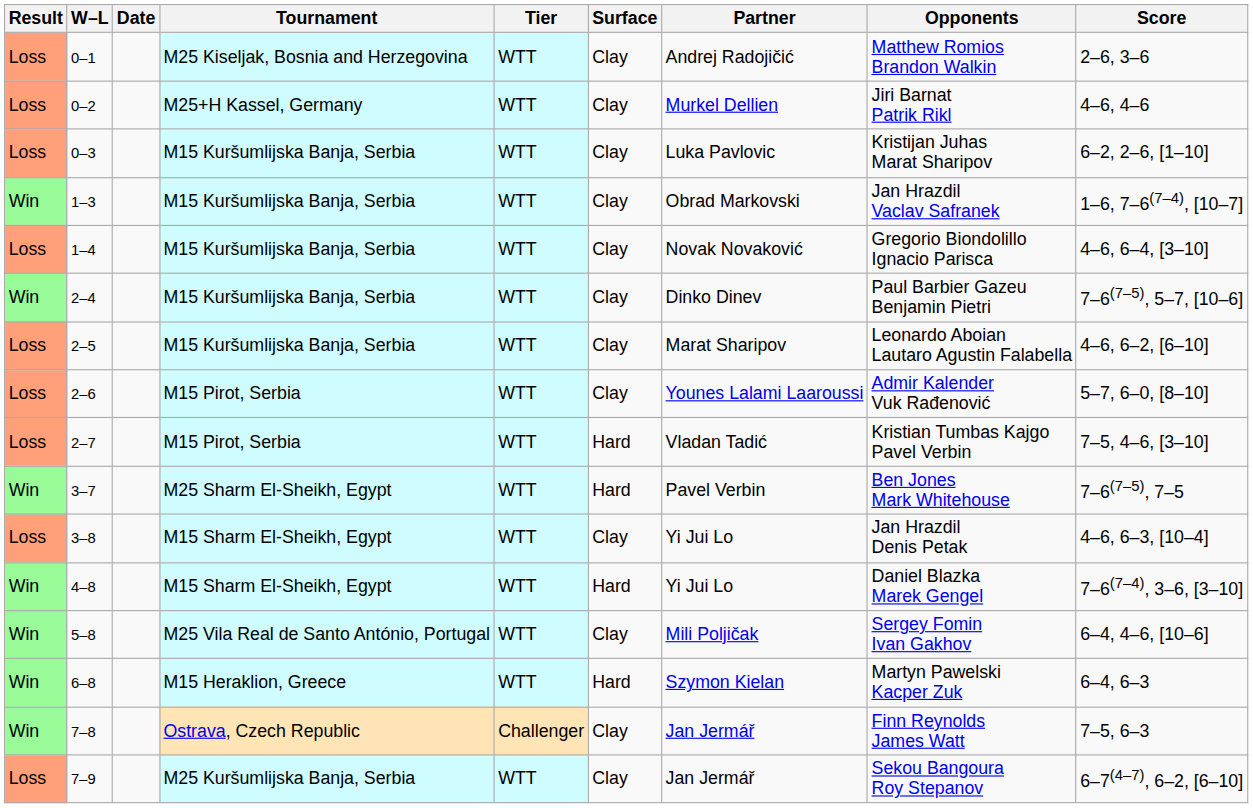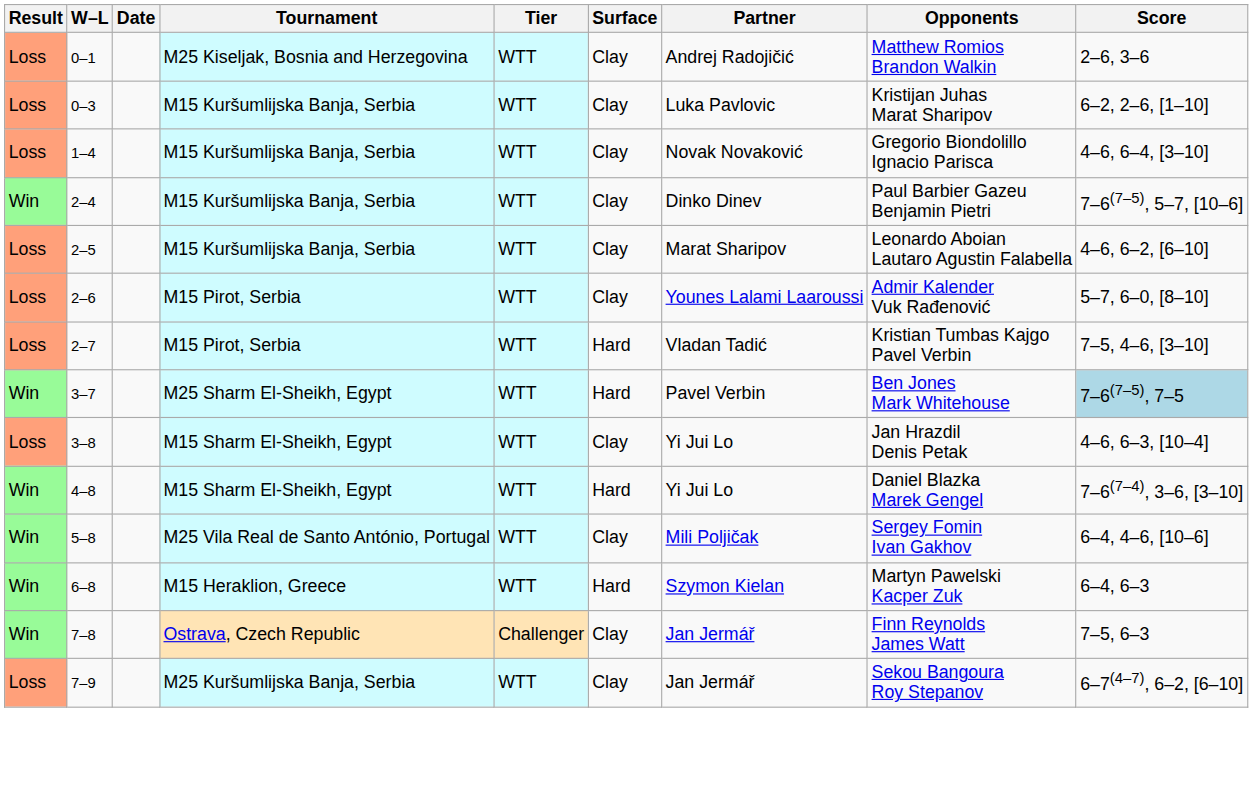- row: (83, 105)
- row: (83, 202)
(1132, 490) no background -> (1132, 393) lightblue background
